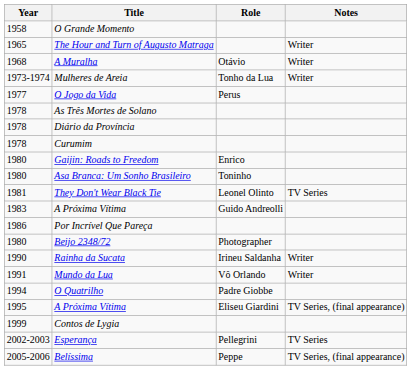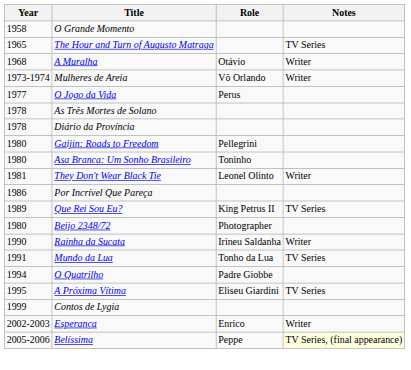(301, 45) Writer -> (305, 45) TV Series
(246, 78) Tonho da Lua -> (242, 78) Vô Orlando
- row: (17, 144)
(232, 160) Enrico -> (238, 144) Pellegrini
(308, 193) TV Series -> (298, 176) Writer
- row: (17, 209)
+ row: (17, 209)
(242, 275) Vô Orlando -> (246, 258) Tonho da Lua
(301, 275) Writer -> (305, 258) TV Series
(346, 308) TV Series, (final appearance) -> (305, 291) TV Series
(238, 340) Pellegrini -> (232, 324) Enrico
(308, 340) TV Series -> (298, 324) Writer
(346, 357) no background -> (344, 340) lightyellow background
